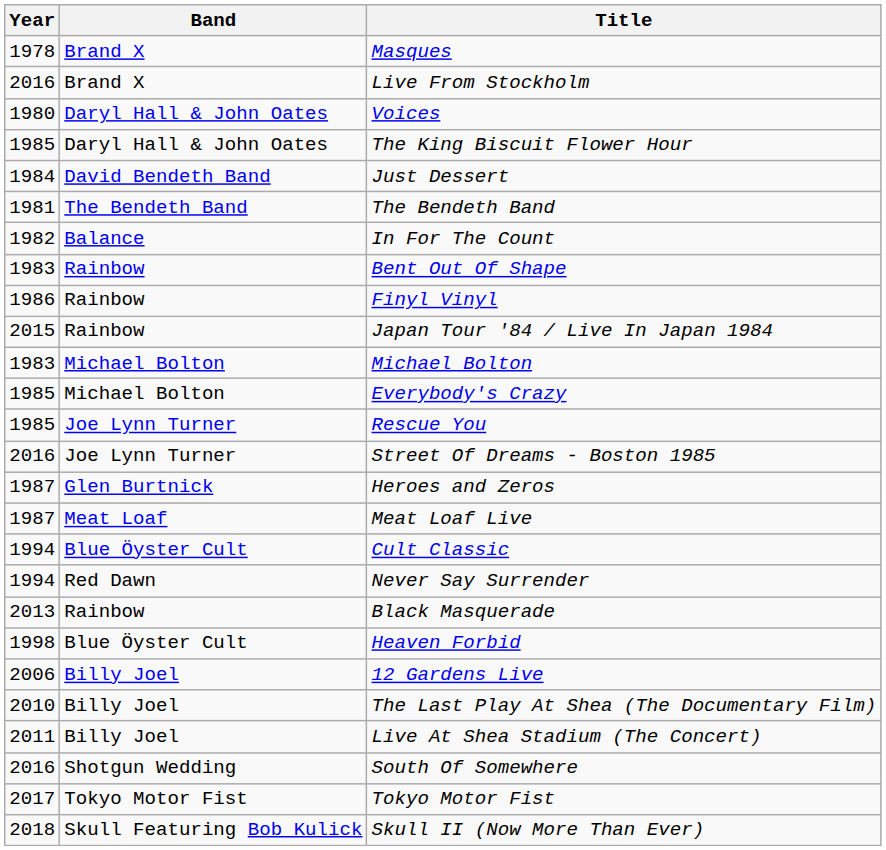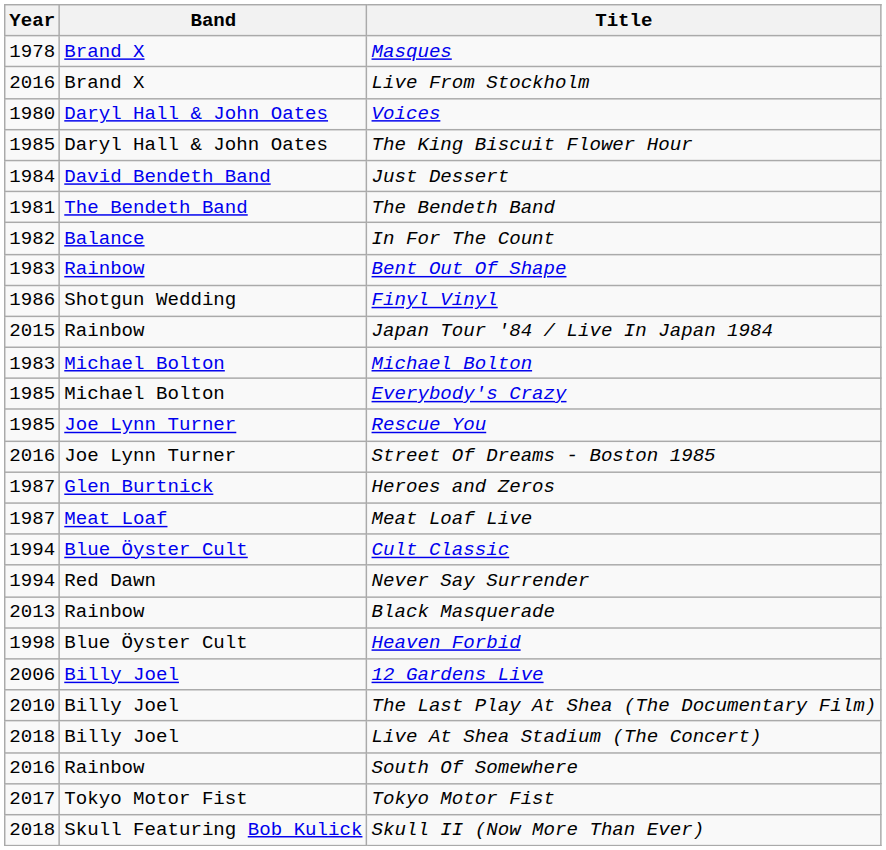(104, 301) Rainbow -> (150, 301) Shotgun Wedding
(32, 737) 2011 -> (32, 737) 2018
(150, 768) Shotgun Wedding -> (104, 768) Rainbow
